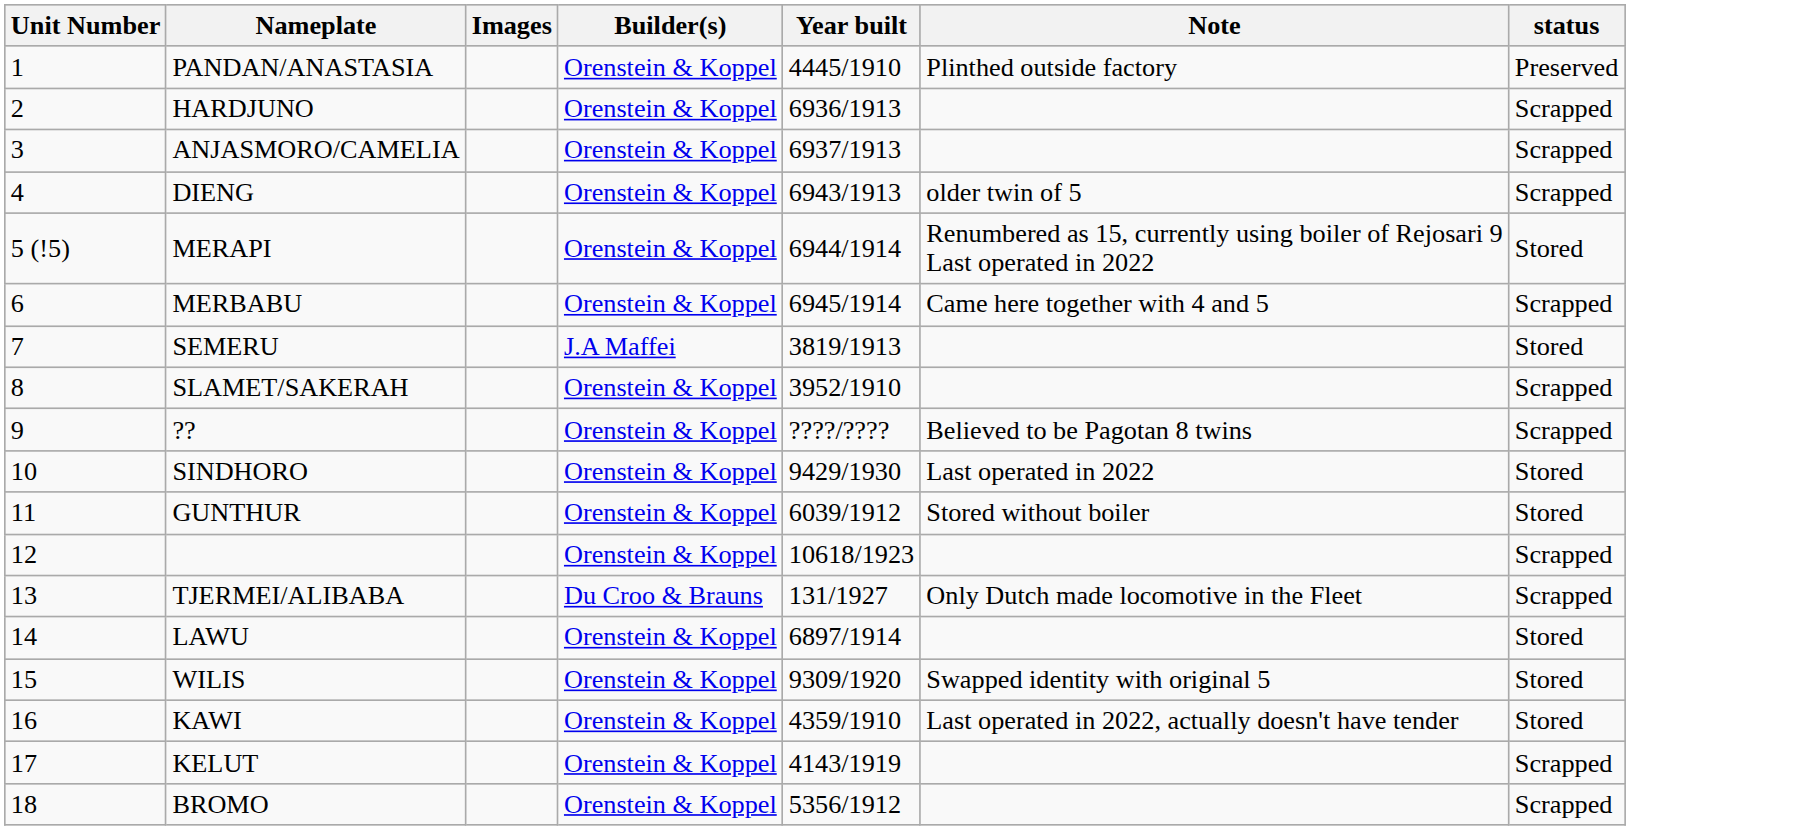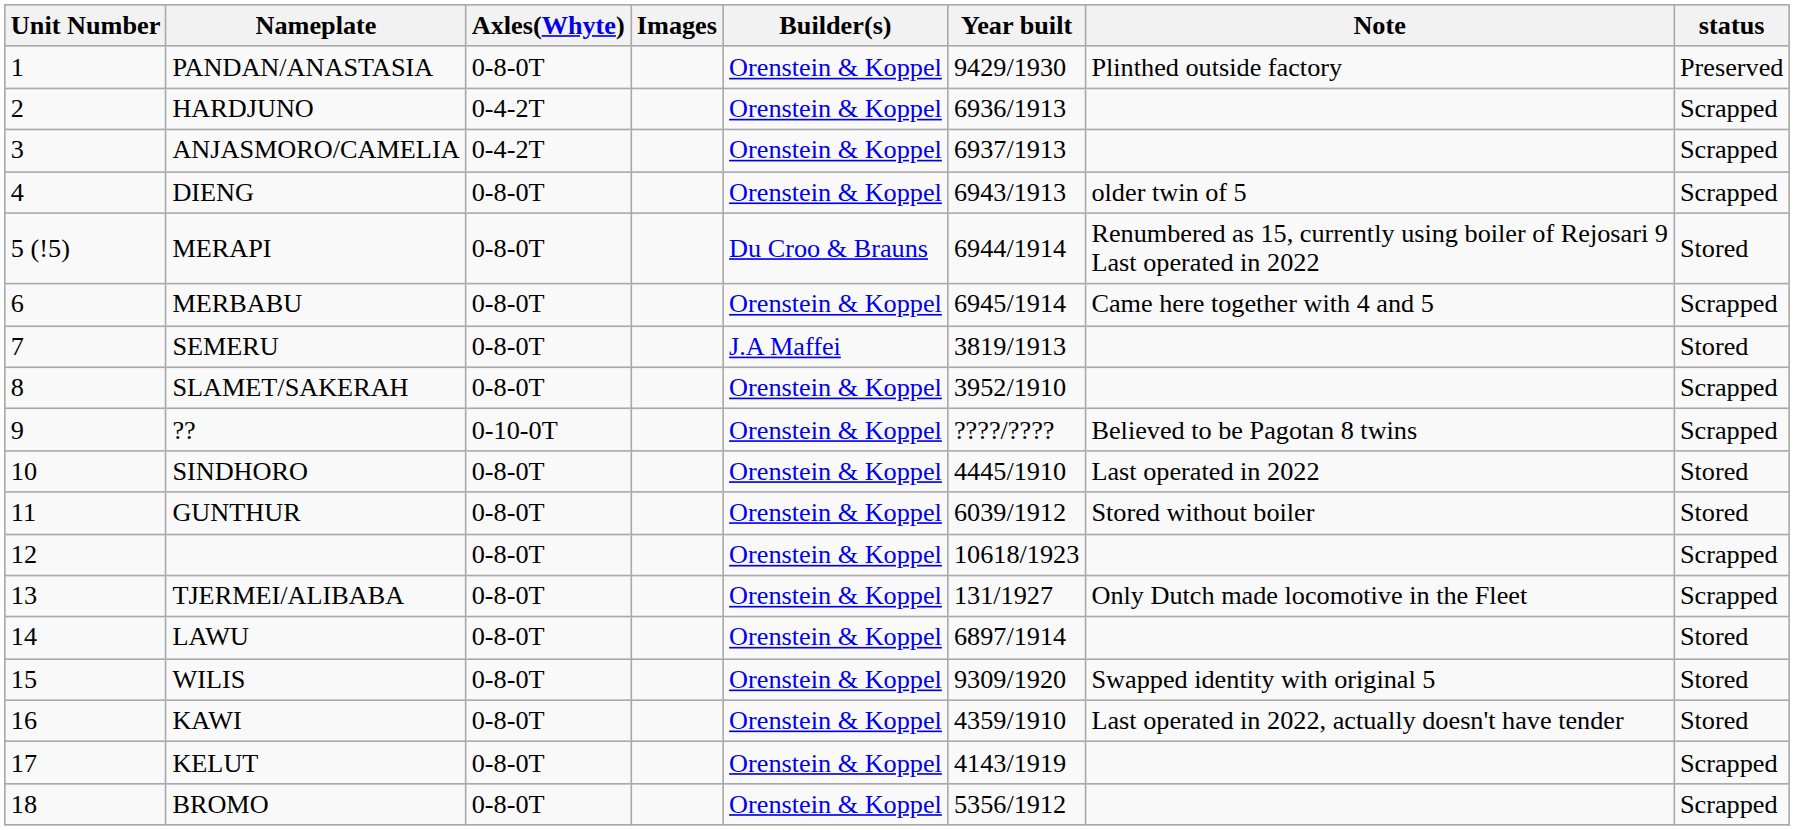+ column: (548, 25)
(845, 66) 4445/1910 -> (1010, 66) 9429/1930
(670, 248) Orenstein & Koppel -> (829, 248) Du Croo & Brauns
(845, 470) 9429/1930 -> (1010, 470) 4445/1910
(663, 595) Du Croo & Brauns -> (835, 595) Orenstein & Koppel
